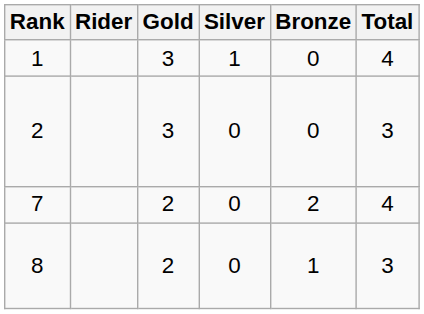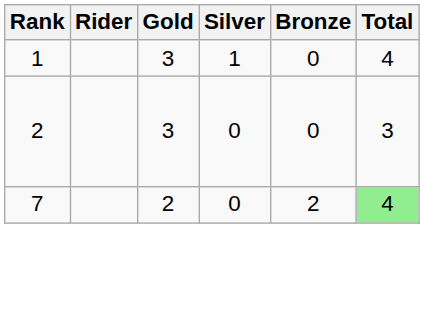(387, 204) no background -> (387, 204) lightgreen background
- row: (37, 265)
